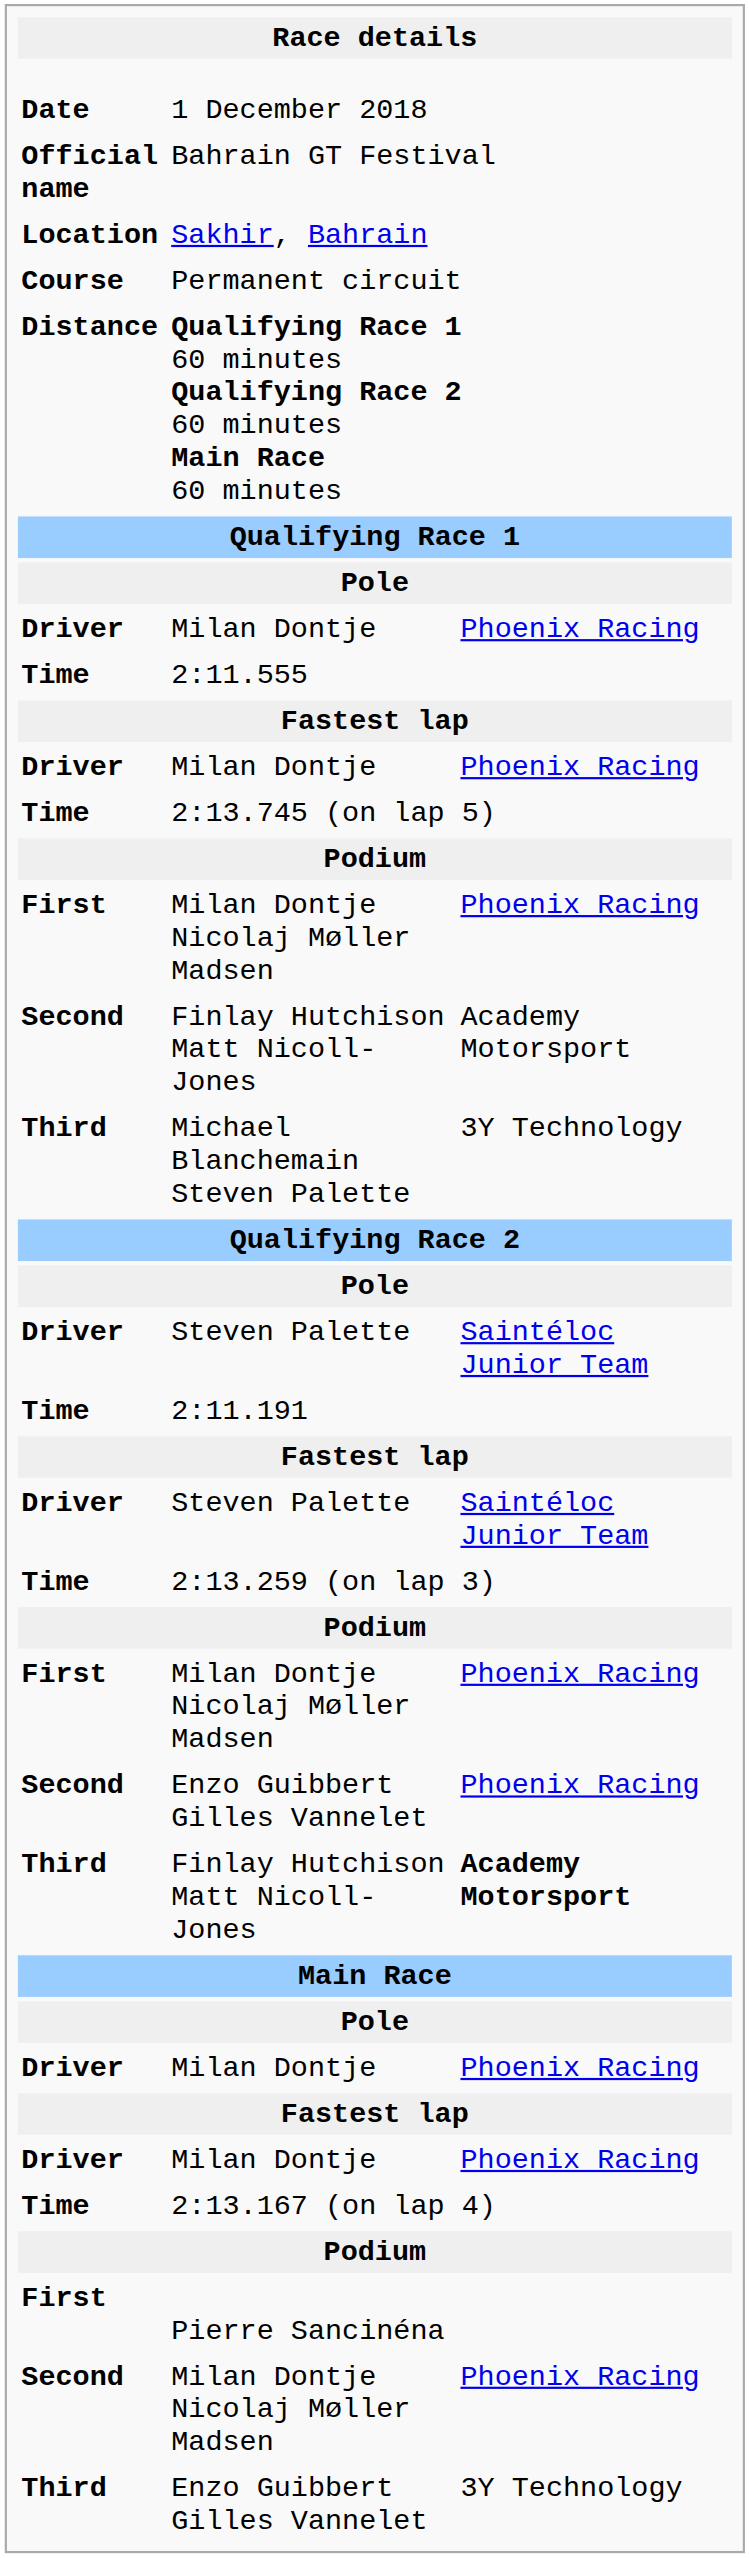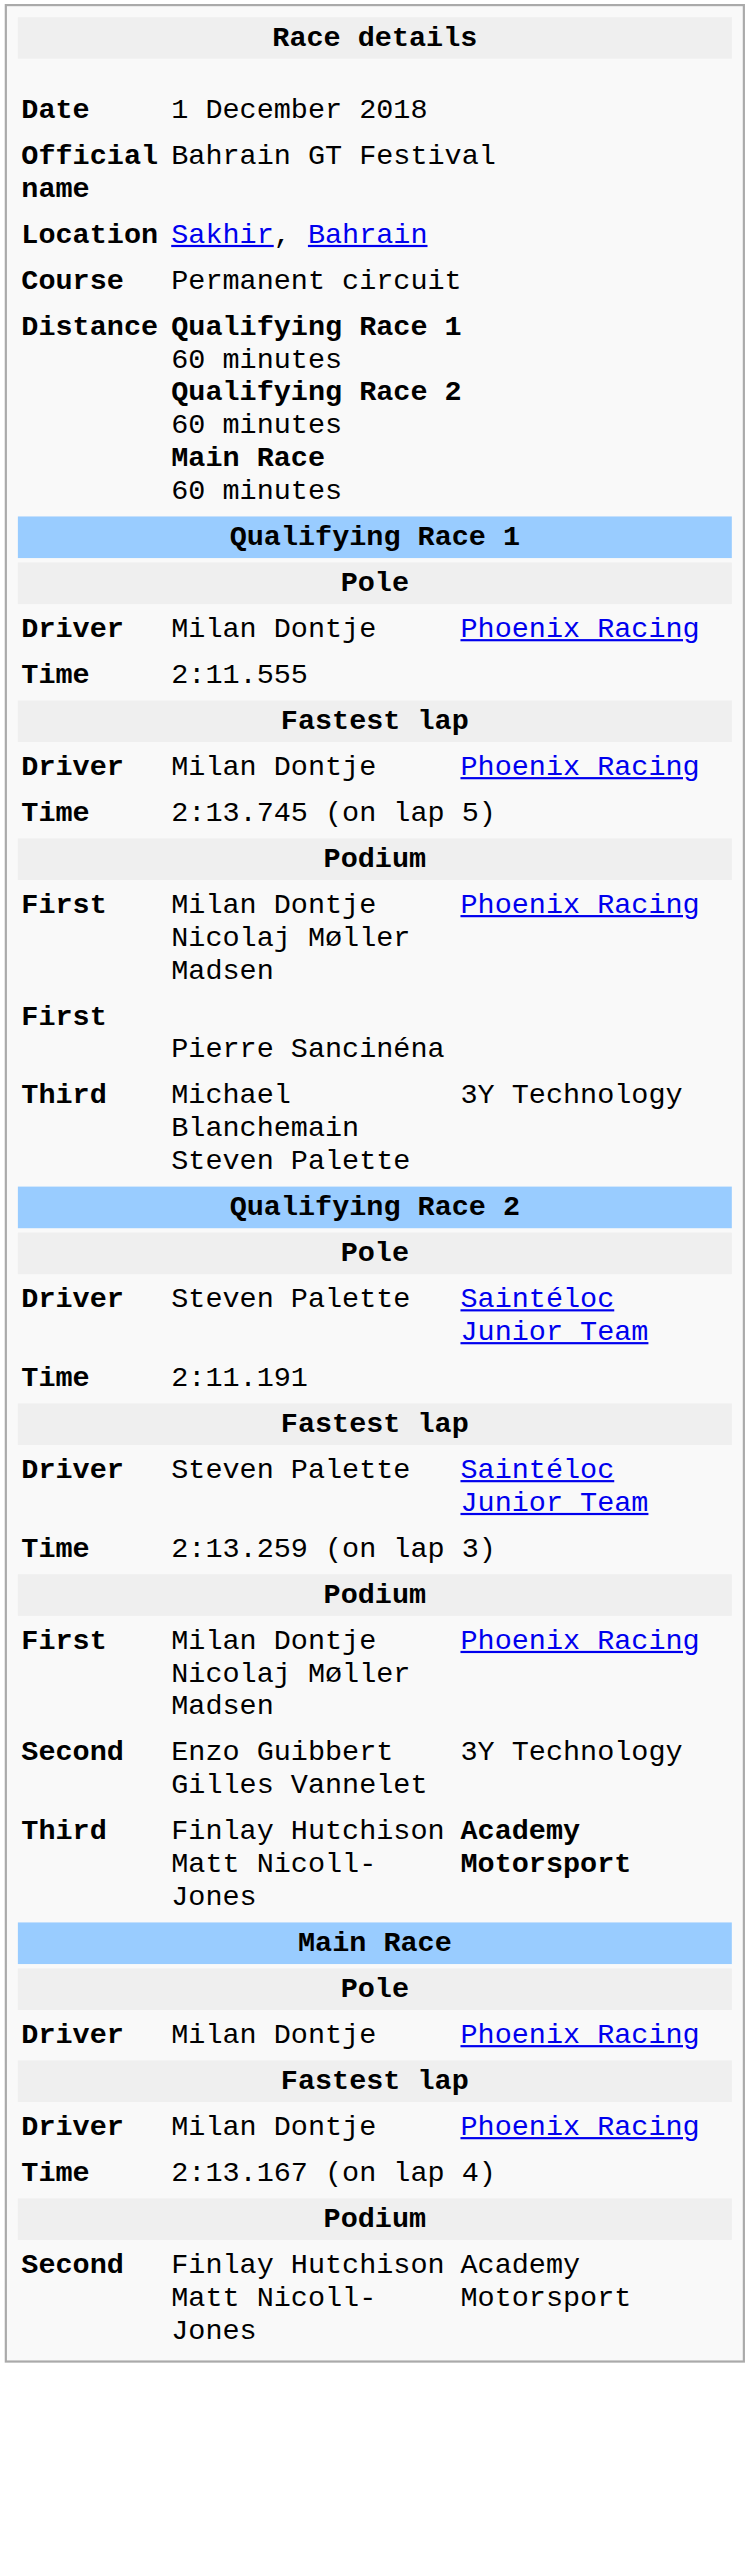rows swapped: (73, 1016) <-> (64, 2297)
(580, 1785) Phoenix Racing -> (572, 1752) 3Y Technology
- row: (73, 2376)
- row: (64, 2488)
